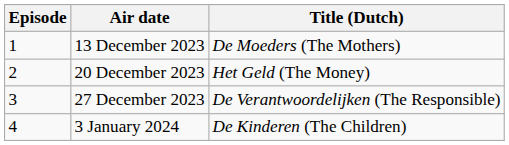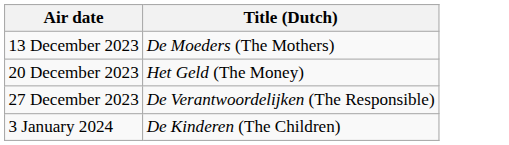- column: (38, 18)
